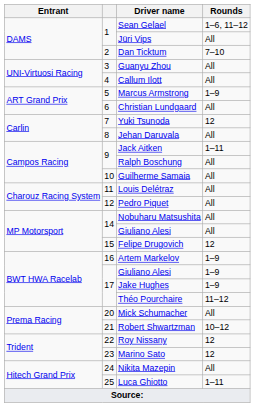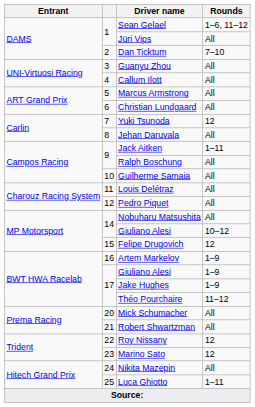(212, 93) 1–9 -> (210, 93) All
(210, 230) All -> (217, 230) 10–12
(217, 326) 10–12 -> (210, 326) All
